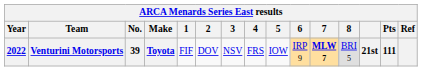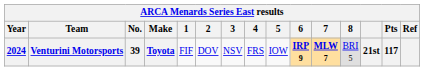(16, 52) 2022 -> (16, 52) 2024
(300, 51) normal -> (301, 52) bold
(389, 52) 111 -> (391, 52) 117
